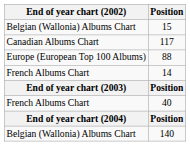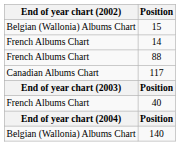rows swapped: (167, 42) <-> (167, 73)
(76, 57) Europe (European Top 100 Albums) -> (48, 57) French Albums Chart
